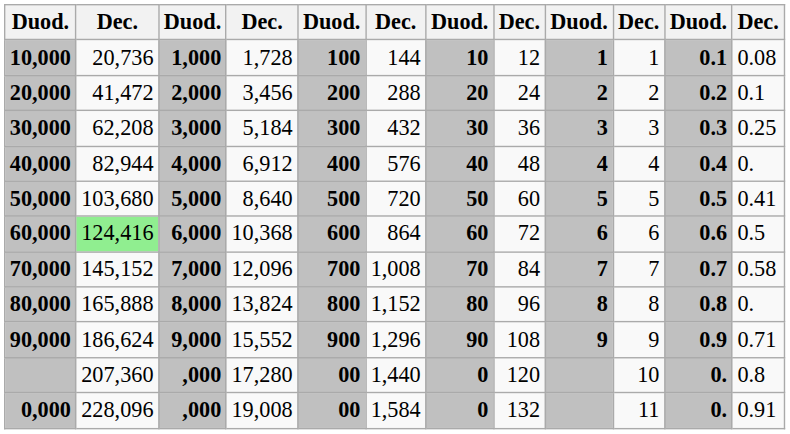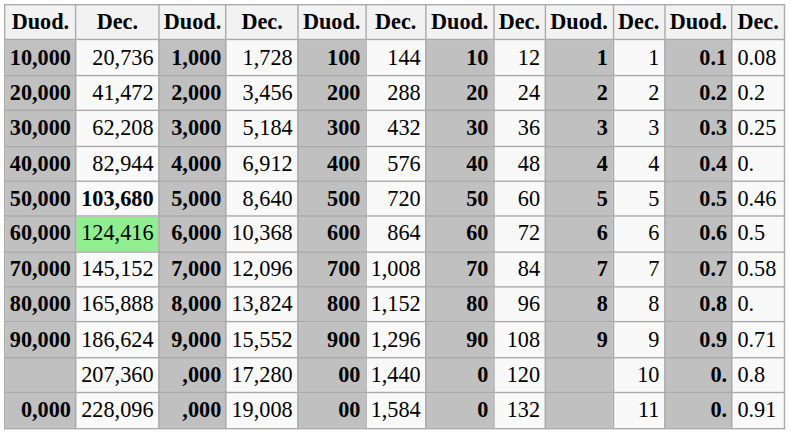(751, 92) 0.1 -> (751, 92) 0.2
(117, 198) normal -> (117, 198) bold
(757, 198) 0.41 -> (757, 198) 0.46
